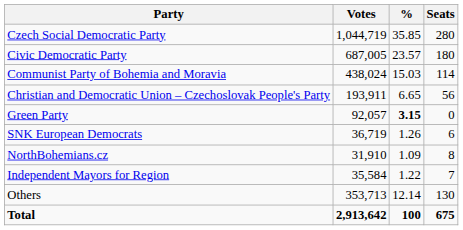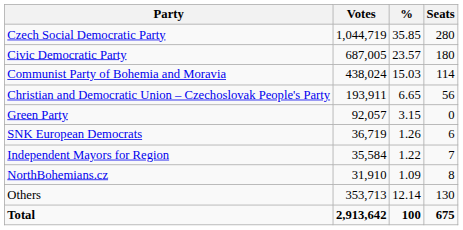(410, 114) bold -> (410, 114) normal
rows swapped: (88, 174) <-> (58, 154)
